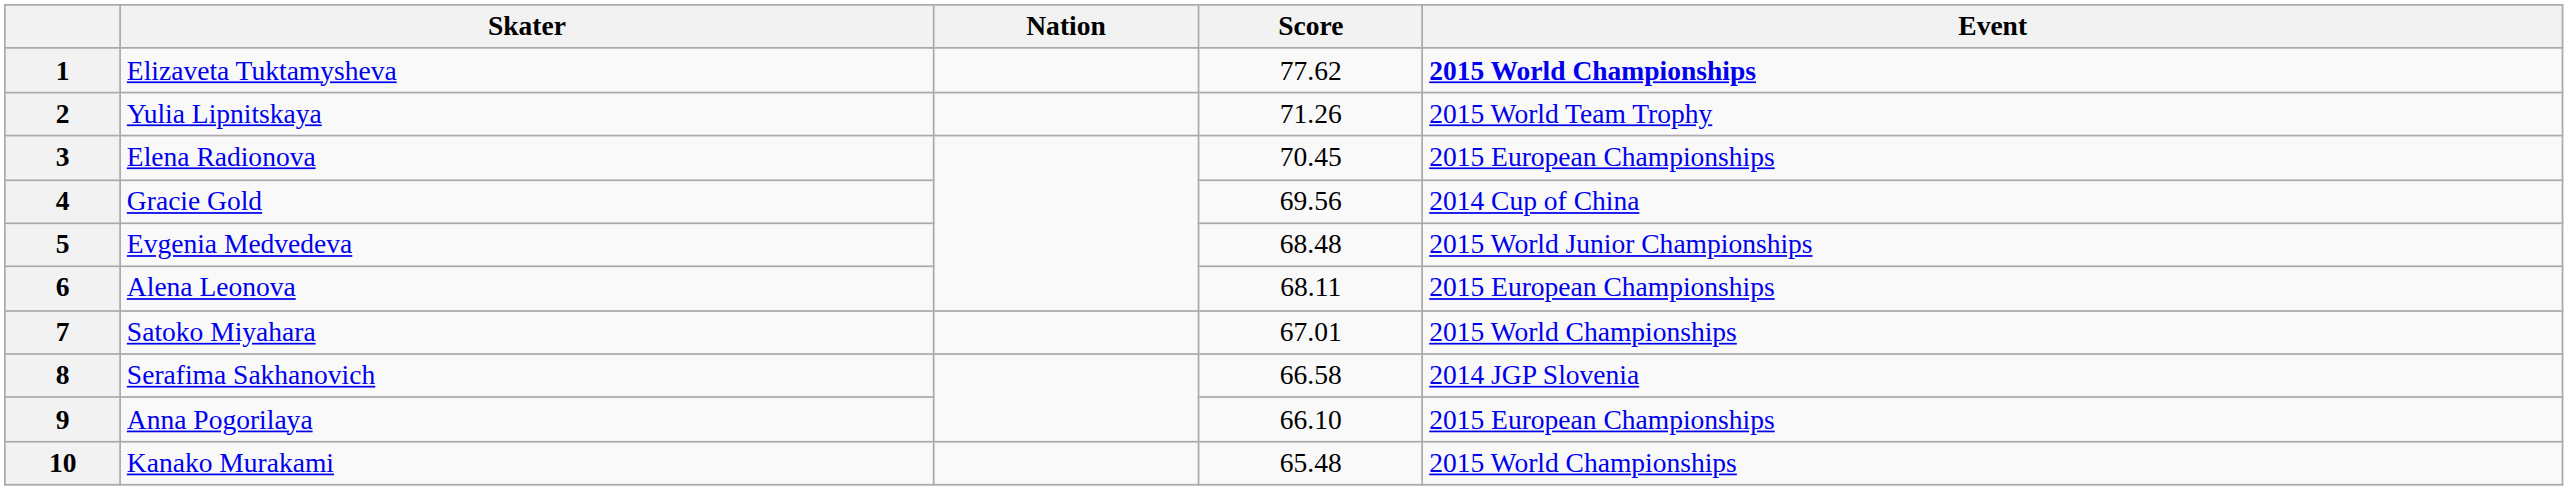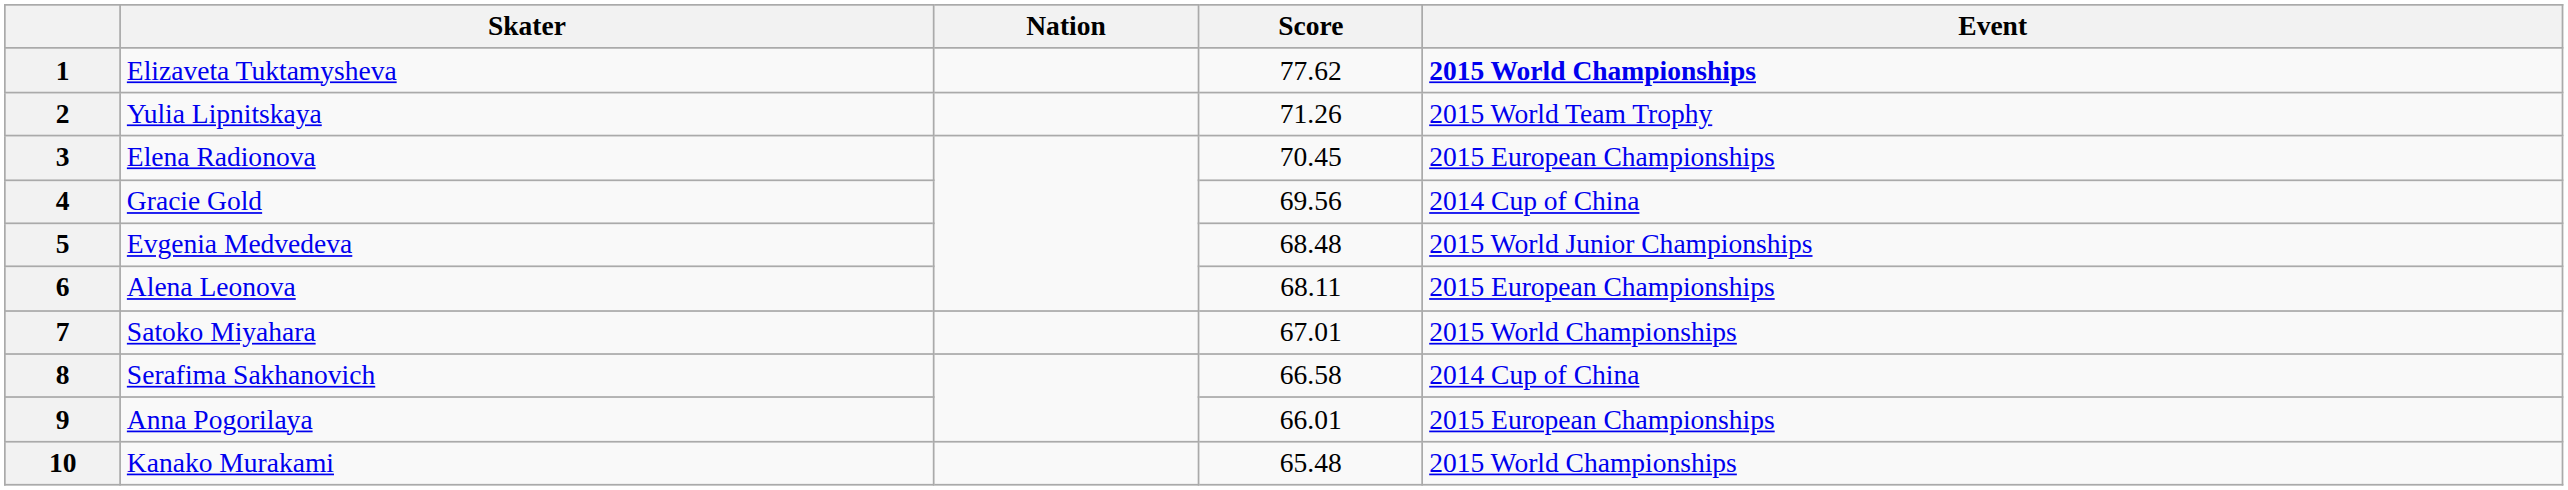(1534, 375) 2014 JGP Slovenia -> (1534, 375) 2014 Cup of China
(1311, 419) 66.10 -> (1311, 419) 66.01
